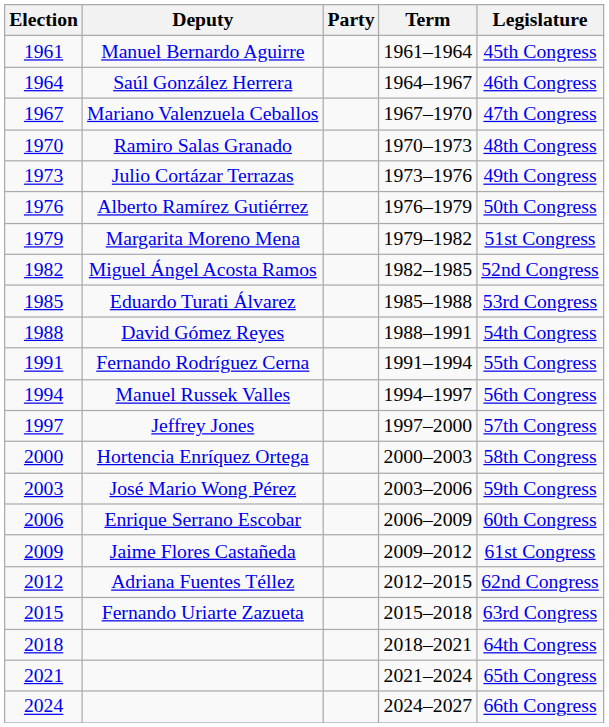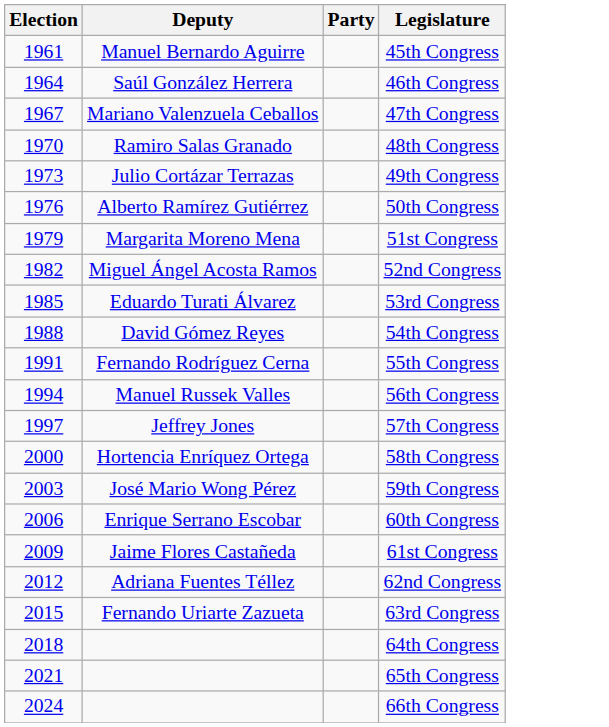- column: (428, 20)
